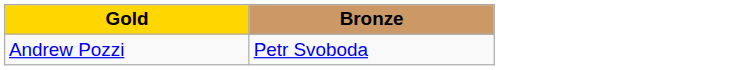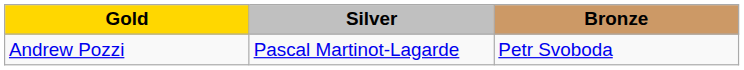+ column: (372, 19)
